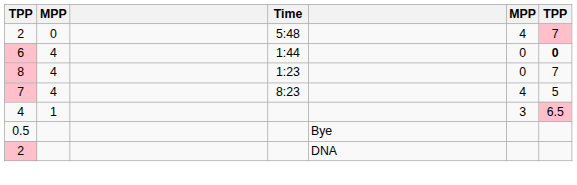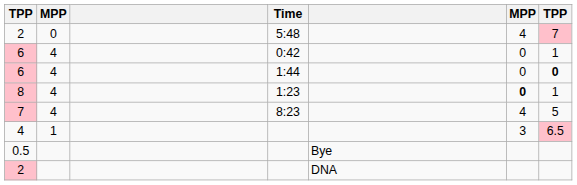+ row: (21, 53)
(523, 72) normal -> (523, 92) bold
(555, 72) 7 -> (555, 92) 1
